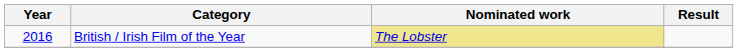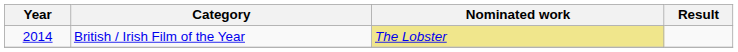(38, 36) 2016 -> (38, 36) 2014
